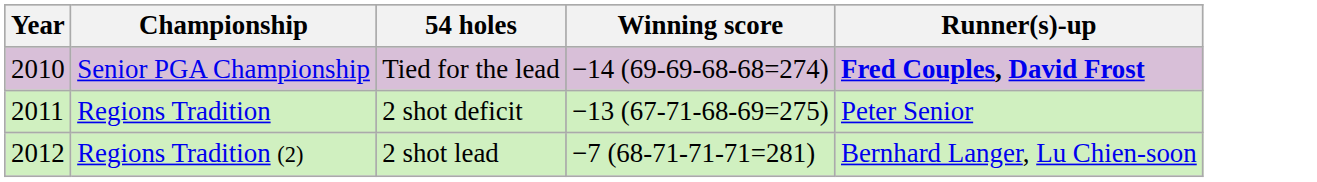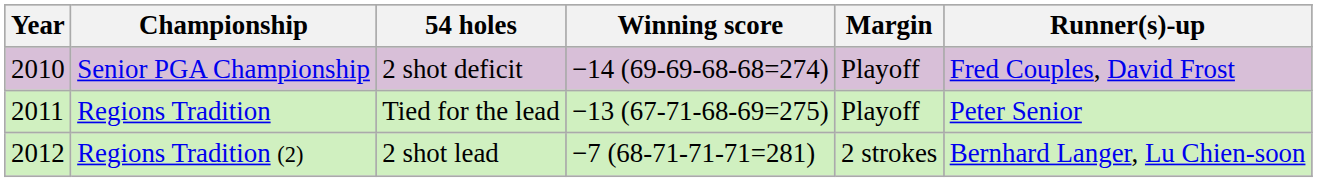+ column: (889, 25)
(471, 68) Tied for the lead -> (452, 68) 2 shot deficit
(993, 68) bold -> (1092, 68) normal
(452, 111) 2 shot deficit -> (471, 111) Tied for the lead
